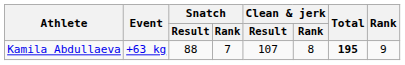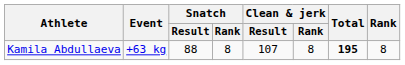(228, 50) 7 -> (228, 50) 8
(383, 50) 9 -> (383, 50) 8
